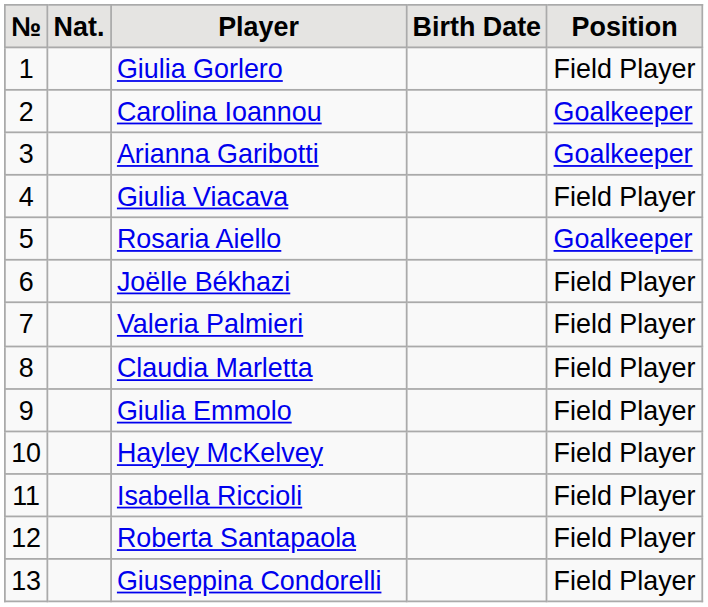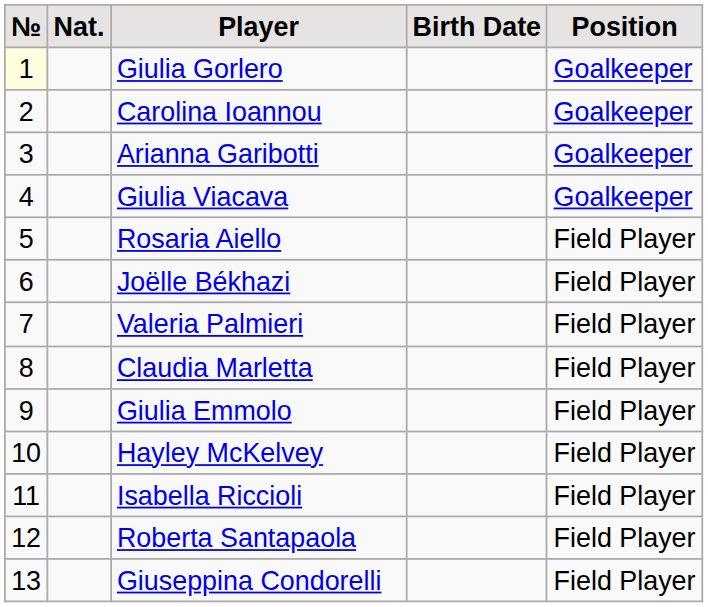(26, 69) no background -> (26, 69) lightyellow background
(625, 69) Field Player -> (623, 69) Goalkeeper
(625, 197) Field Player -> (623, 197) Goalkeeper
(623, 239) Goalkeeper -> (625, 239) Field Player
